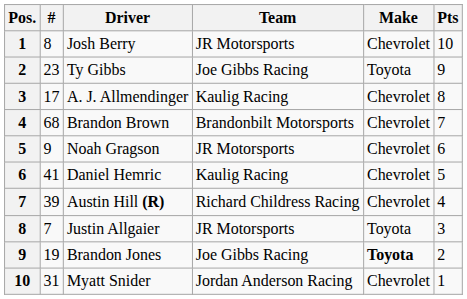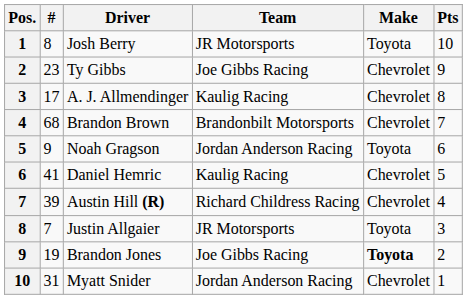(398, 44) Chevrolet -> (389, 44) Toyota
(389, 70) Toyota -> (398, 70) Chevrolet
(245, 149) JR Motorsports -> (274, 149) Jordan Anderson Racing
(398, 149) Chevrolet -> (389, 149) Toyota
